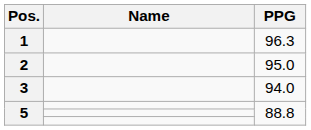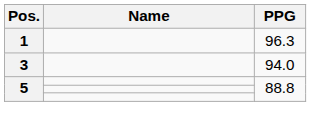- row: (24, 64)
